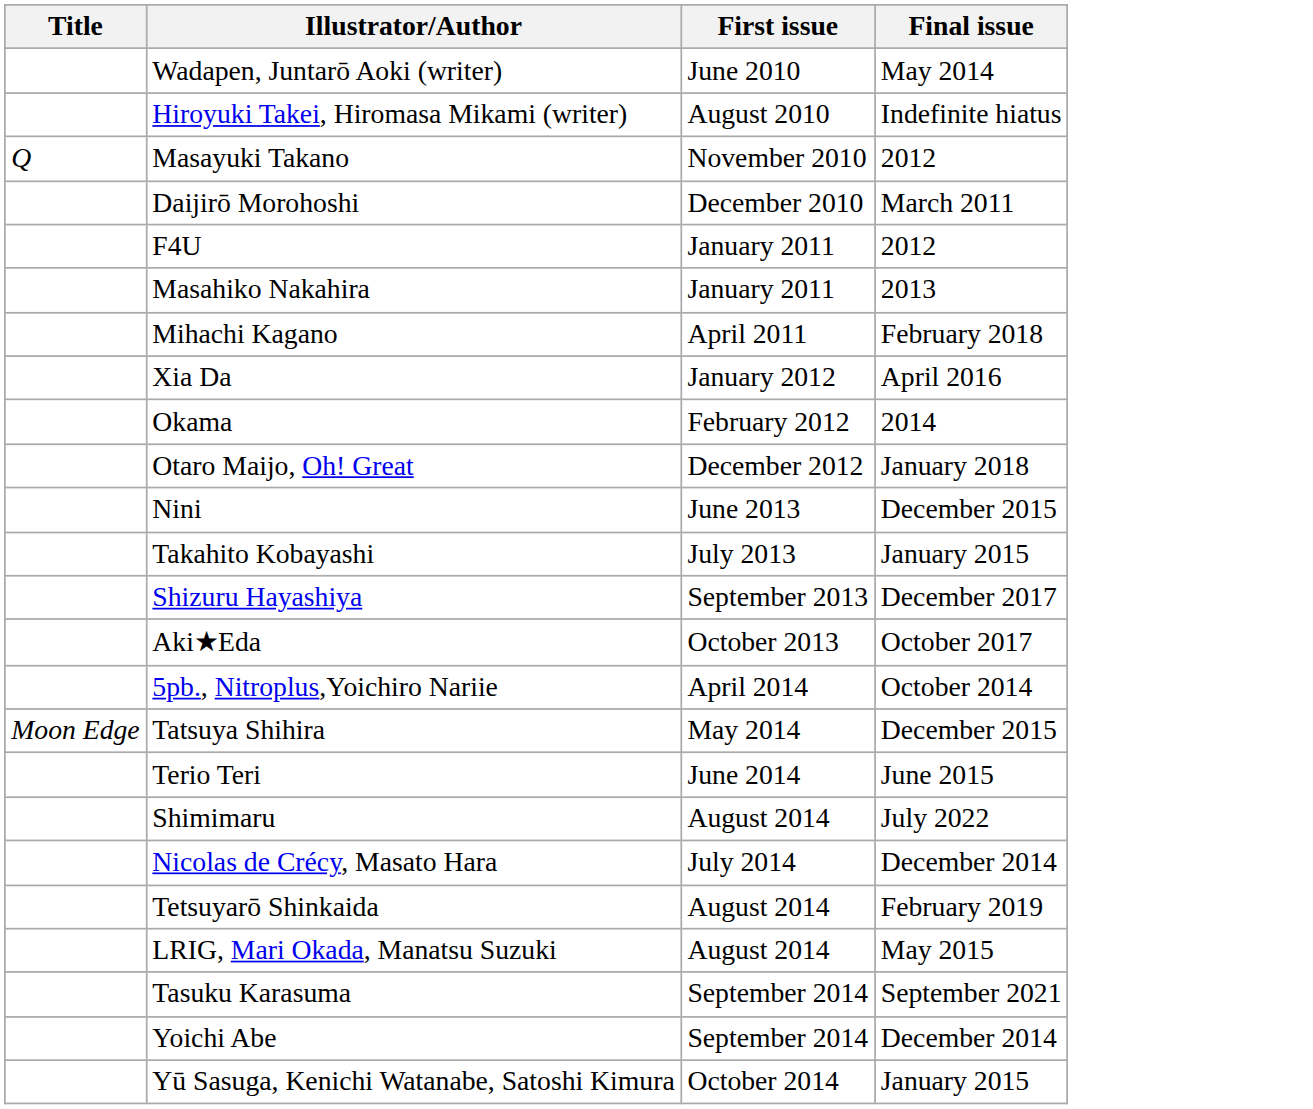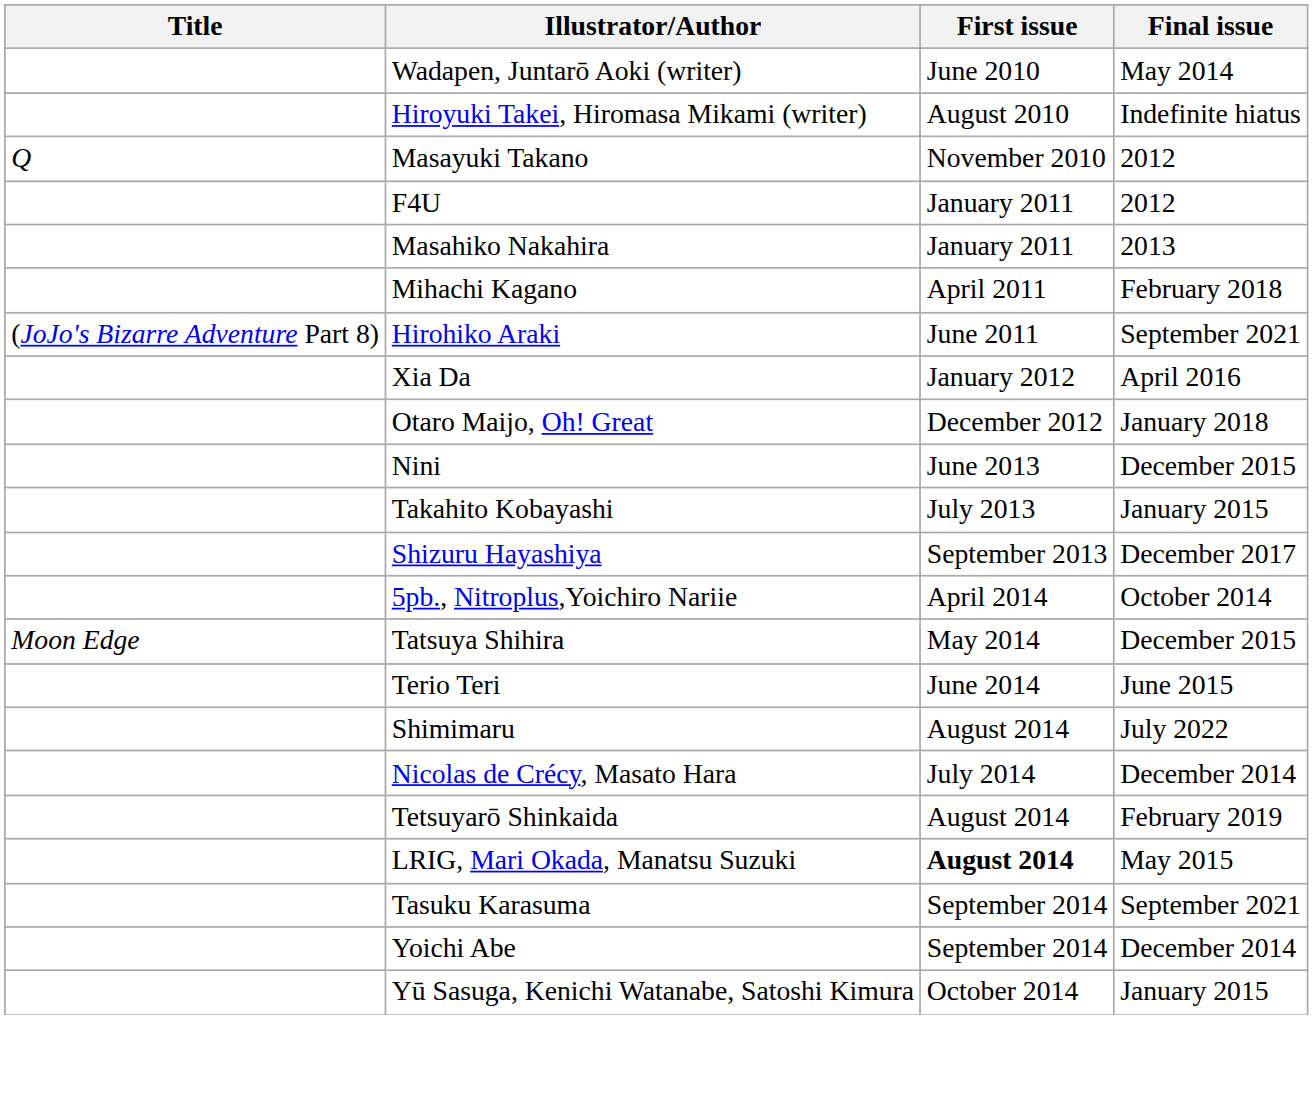- row: (256, 202)
+ row: (476, 333)
- row: (192, 421)
- row: (207, 642)
(759, 950) normal -> (1000, 860) bold
